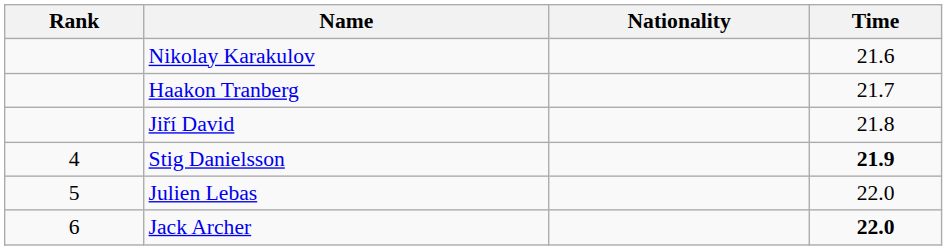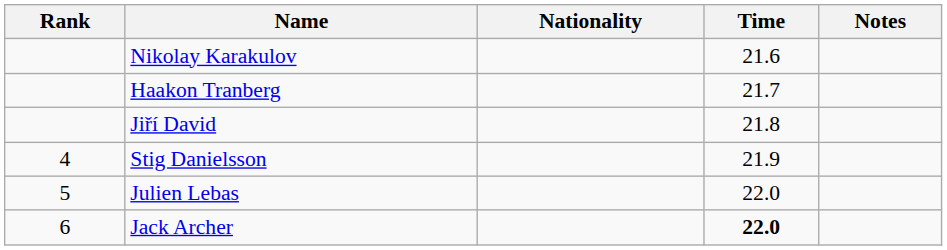+ column: (880, 21)
(876, 158) bold -> (761, 158) normal
